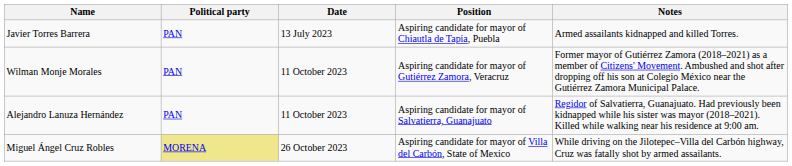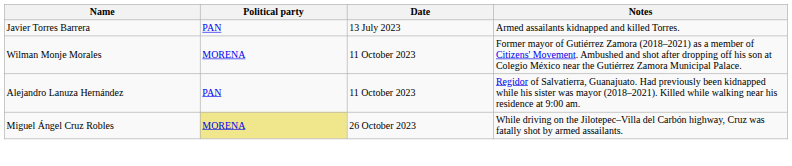- column: (474, 12)
(173, 71) PAN -> (224, 54) MORENA
